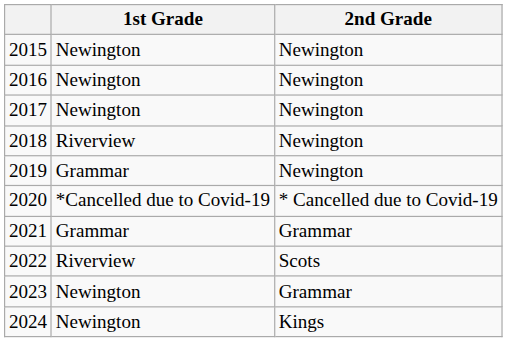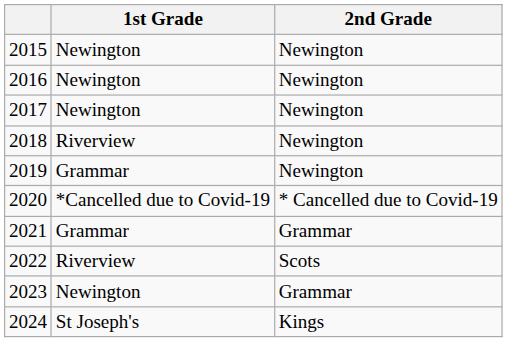(98, 321) Newington -> (97, 321) St Joseph's
